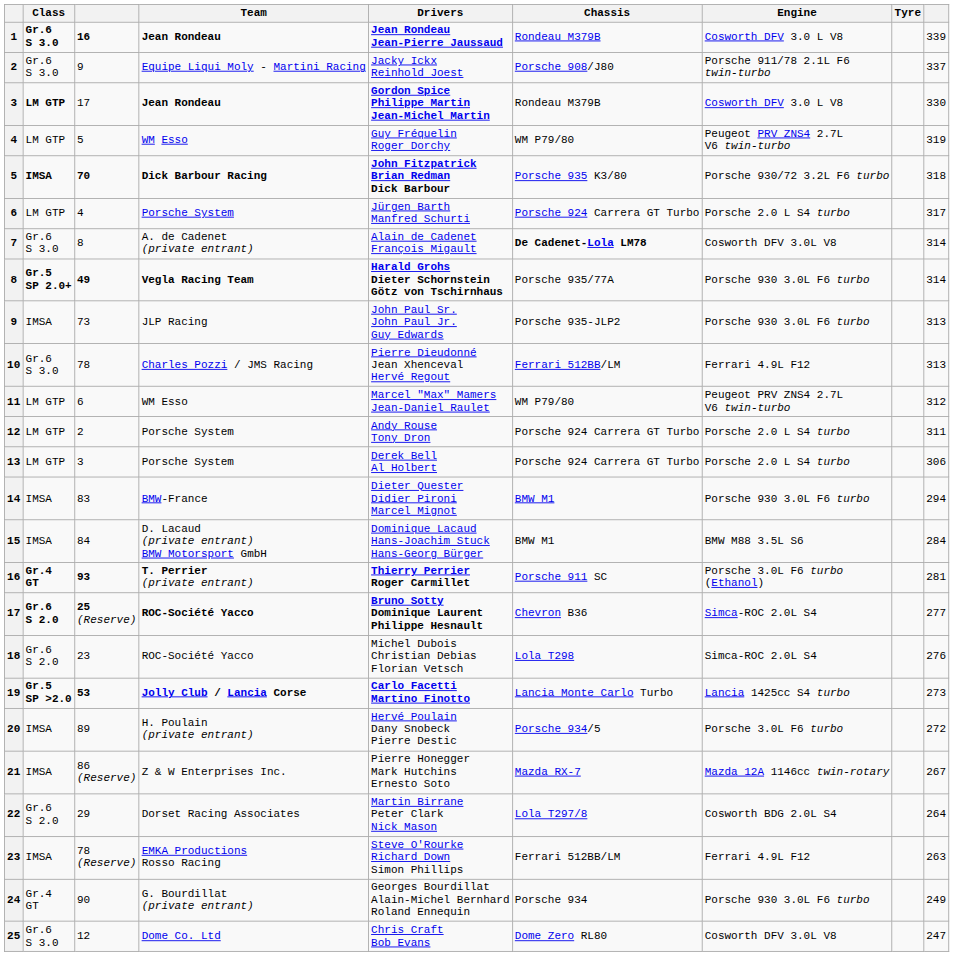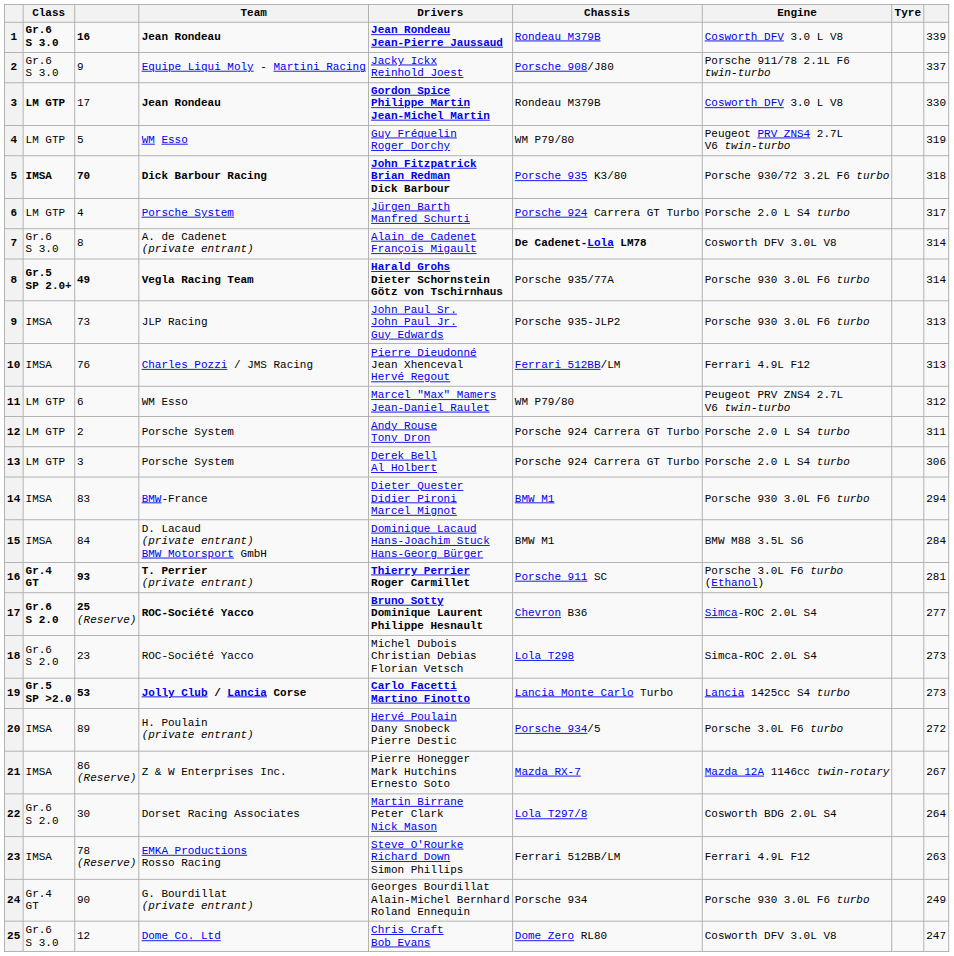(42, 366) Gr.6 S 3.0 -> (39, 366) IMSA
(84, 366) 78 -> (84, 366) 76
(936, 657) 276 -> (936, 657) 273
(84, 815) 29 -> (84, 815) 30
